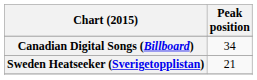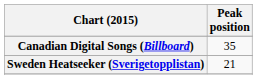(230, 45) 34 -> (230, 45) 35
